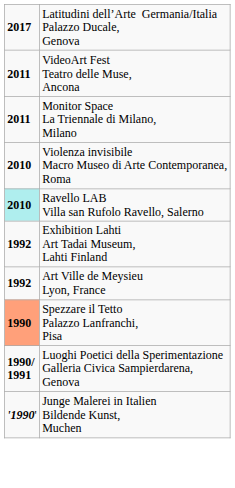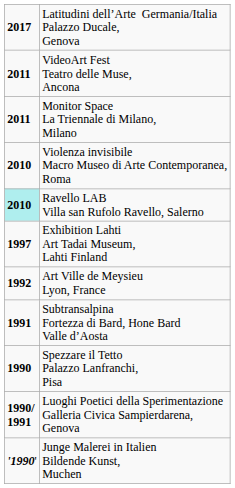(19, 244) 1992 -> (19, 244) 1997
+ row: (111, 322)
(19, 322) lightsalmon background -> (19, 368) no background
